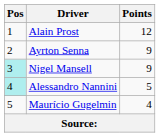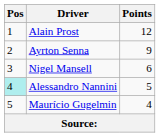(10, 68) paleturquoise background -> (10, 68) no background
(149, 68) 9 -> (149, 68) 6
